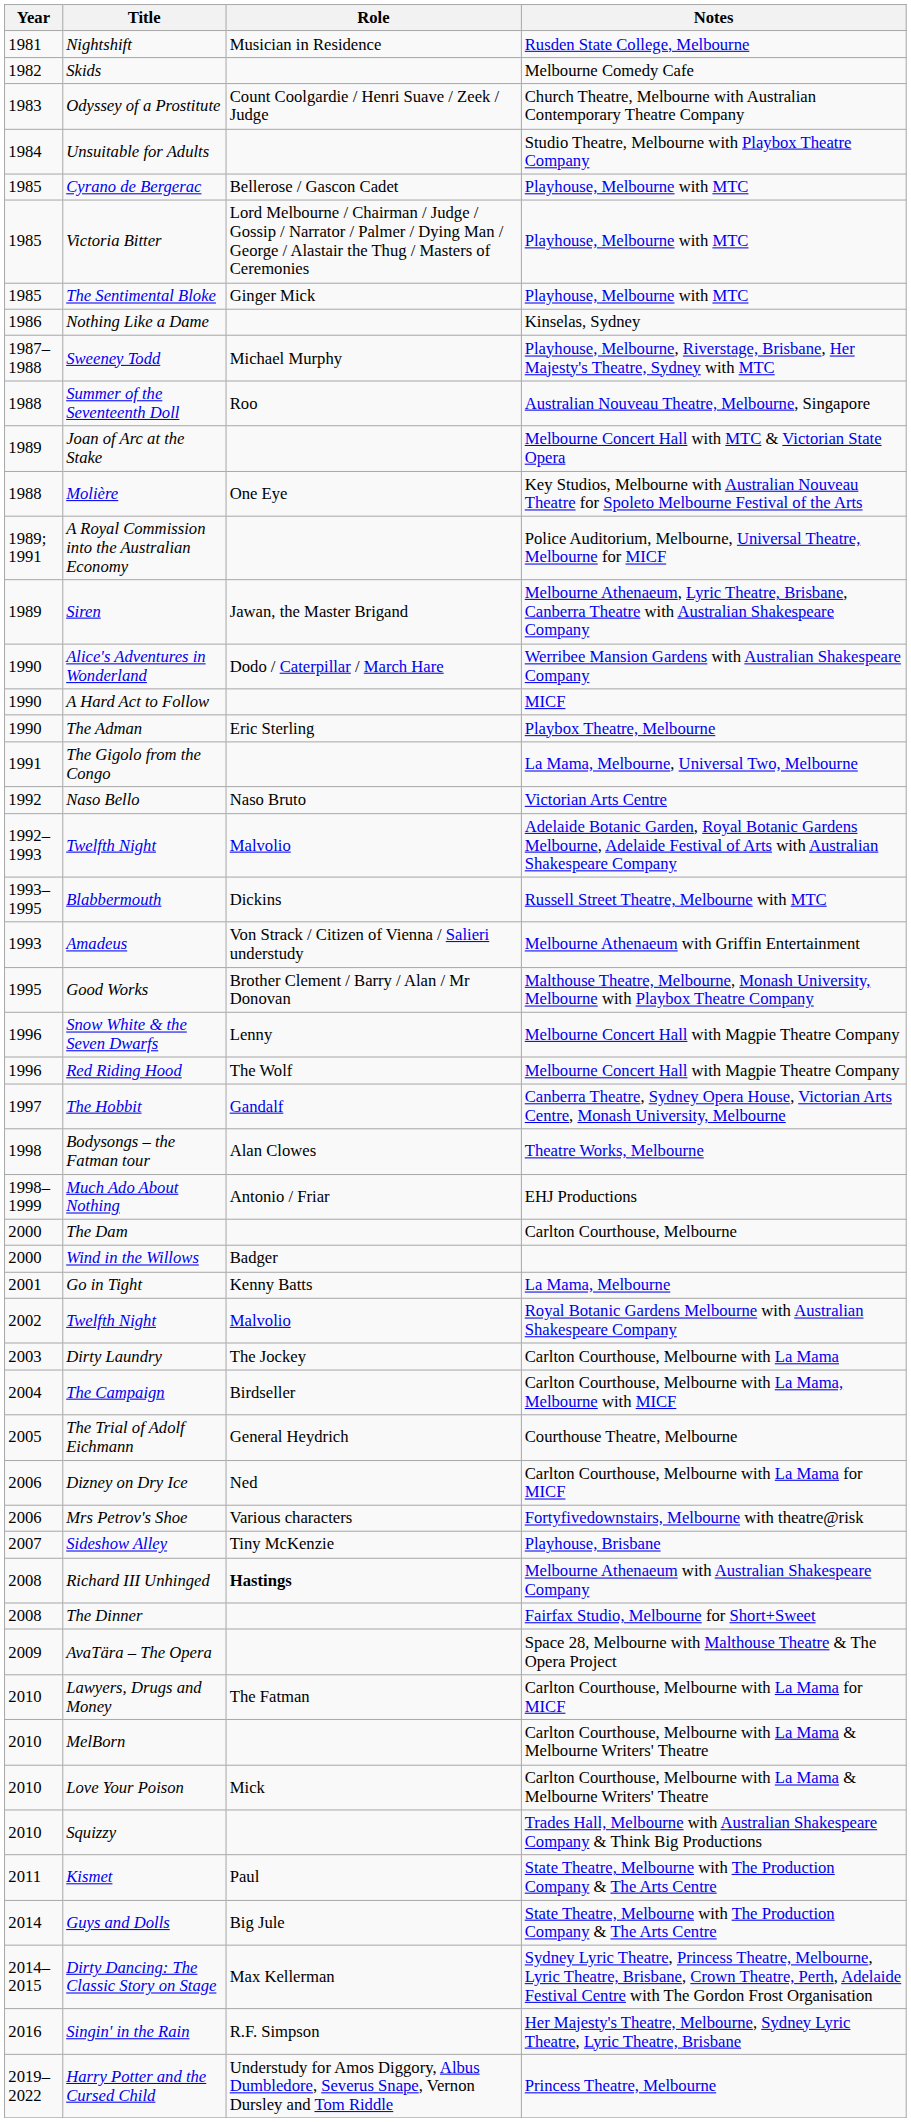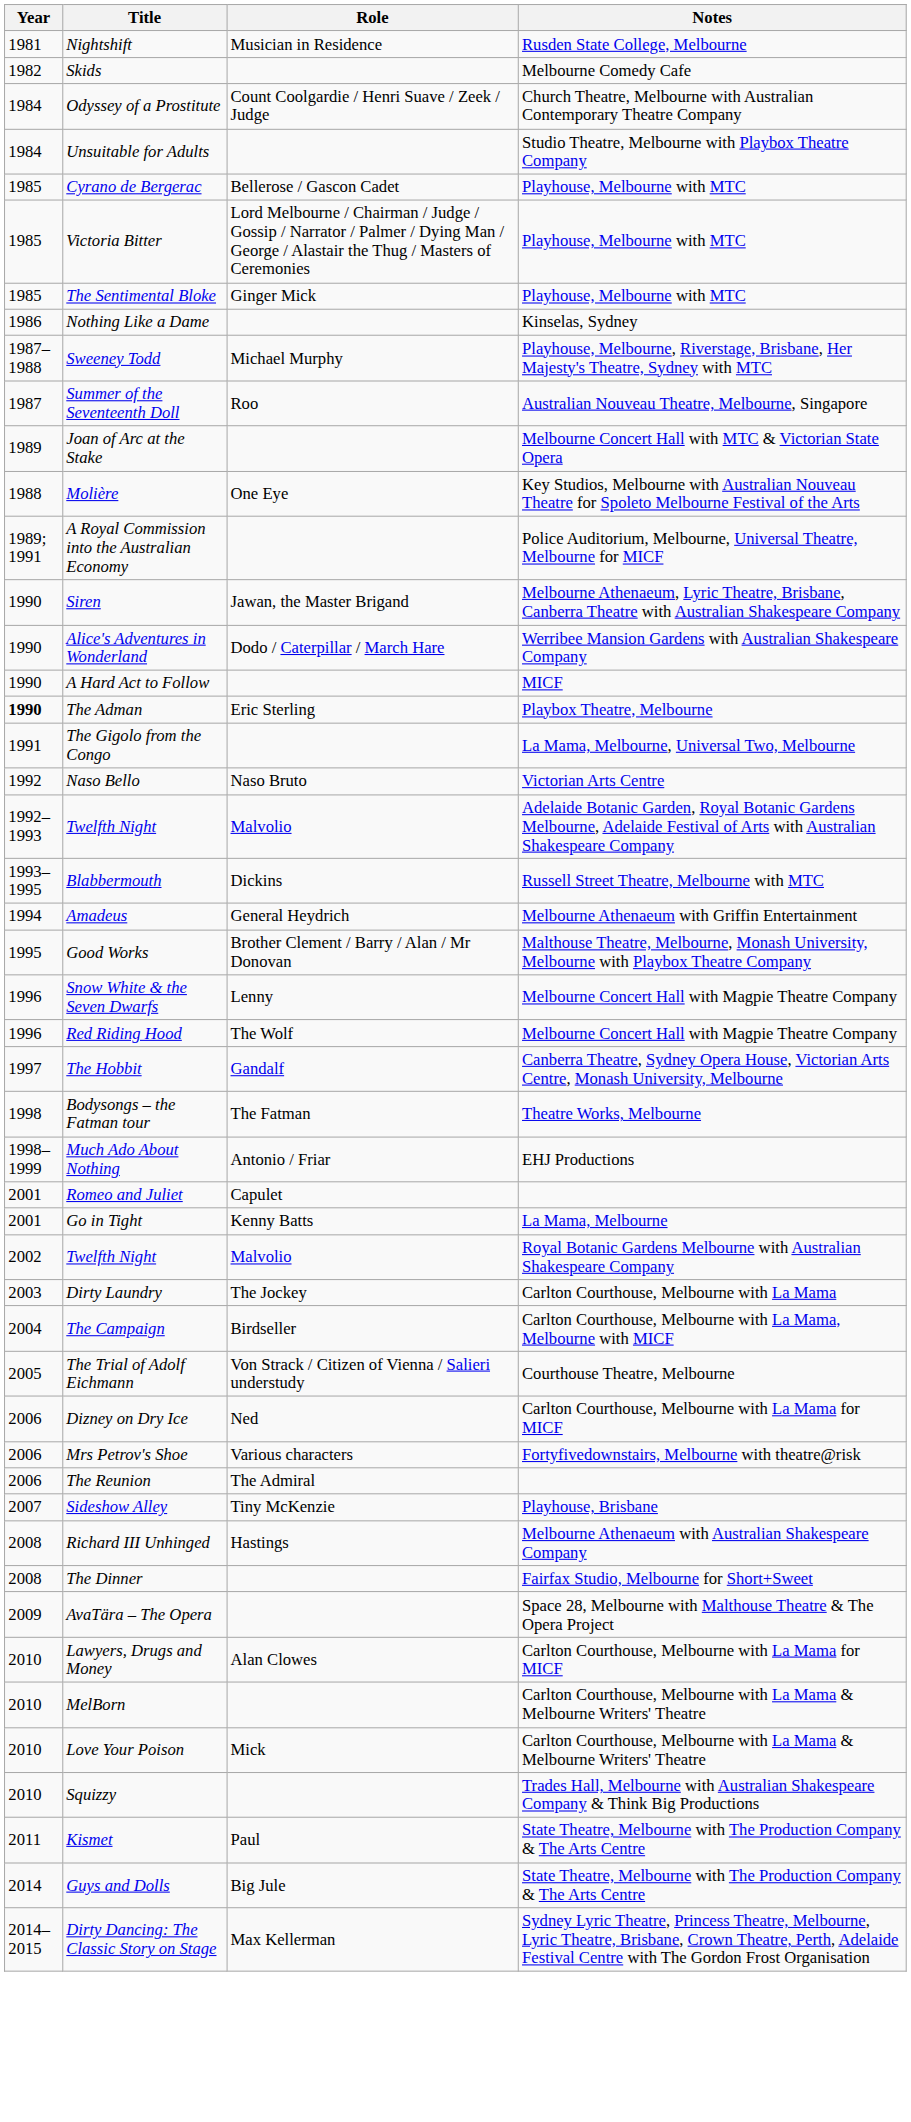(25, 106) 1983 -> (25, 106) 1984
(25, 403) 1988 -> (25, 403) 1987
(25, 611) 1989 -> (25, 602) 1990
(25, 728) normal -> (25, 709) bold
(25, 944) 1993 -> (25, 916) 1994
(359, 944) Von Strack / Citizen of Vienna / Salieri understudy -> (290, 916) General Heydrich
(273, 1151) Alan Clowes -> (270, 1113) The Fatman
- row: (97, 1232)
- row: (133, 1258)
+ row: (125, 1194)
(289, 1437) General Heydrich -> (360, 1373) Von Strack / Citizen of Vienna / Salieri understudy
+ row: (109, 1480)
(261, 1580) bold -> (260, 1542) normal
(270, 1697) The Fatman -> (274, 1659) Alan Clowes
- row: (128, 2031)
- row: (136, 2085)
